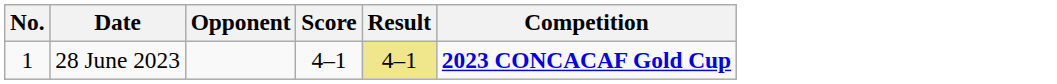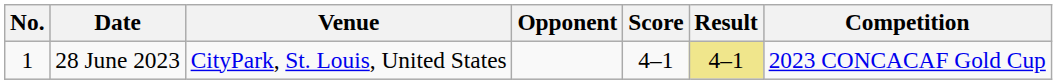+ column: (349, 23)
(586, 60) bold -> (907, 60) normal
